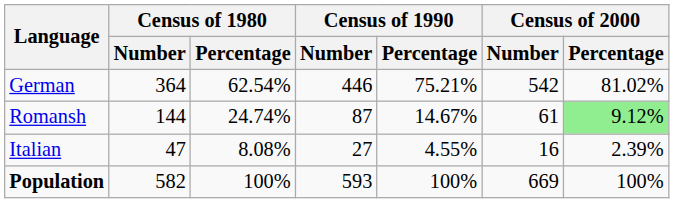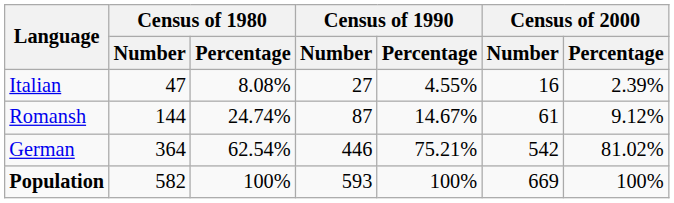rows swapped: (42, 85) <-> (35, 149)
(637, 117) lightgreen background -> (637, 117) no background
